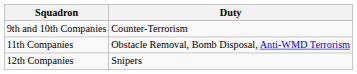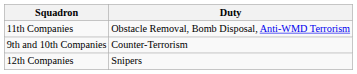rows swapped: (57, 28) <-> (40, 45)
